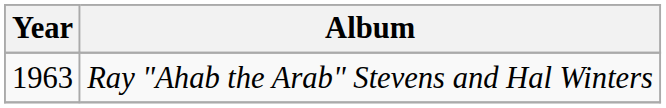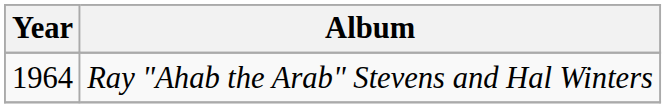(43, 77) 1963 -> (43, 77) 1964
